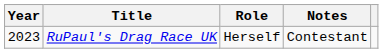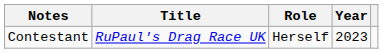columns swapped: (24, 16) <-> (327, 16)
